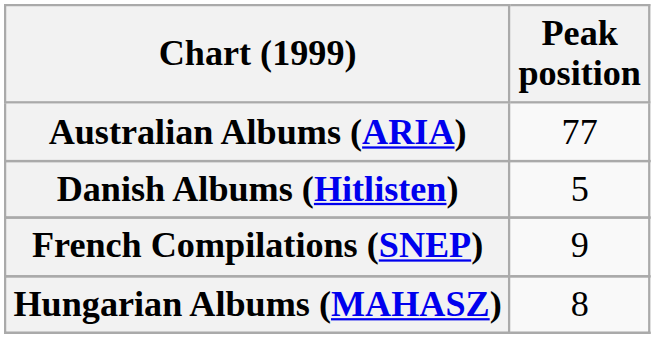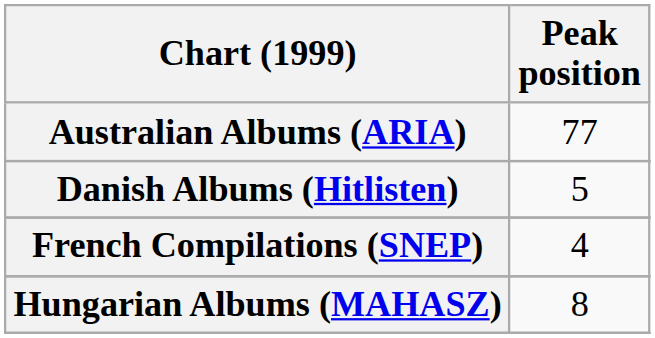(580, 245) 9 -> (580, 245) 4
